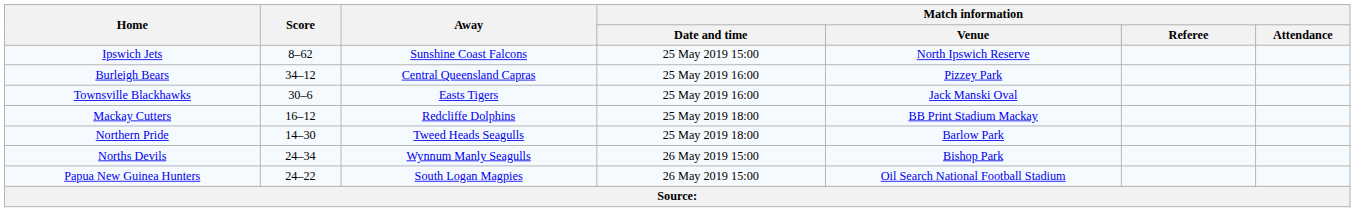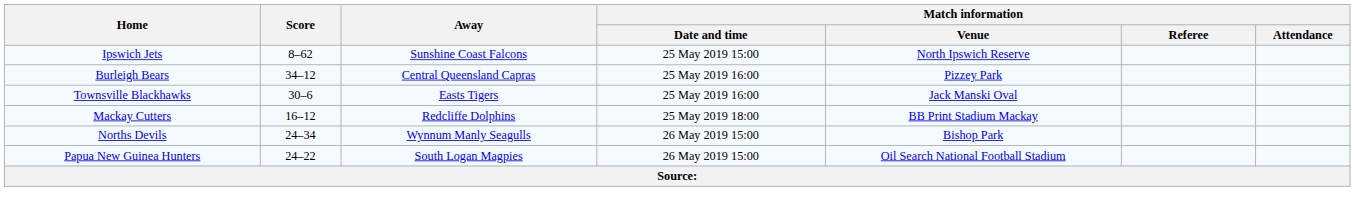- row: (132, 136)
